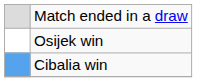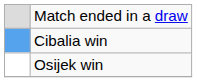rows swapped: (69, 40) <-> (71, 64)
